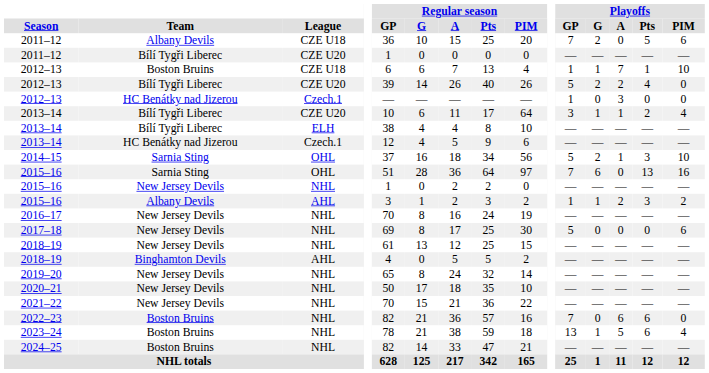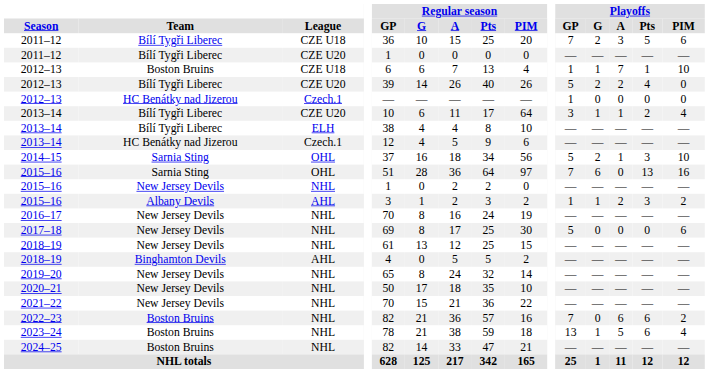(180, 40) Albany Devils -> (180, 40) Bílí Tygři Liberec
(621, 40) 0 -> (621, 40) 3
(621, 99) 3 -> (621, 99) 0
(684, 318) 0 -> (684, 318) 2
